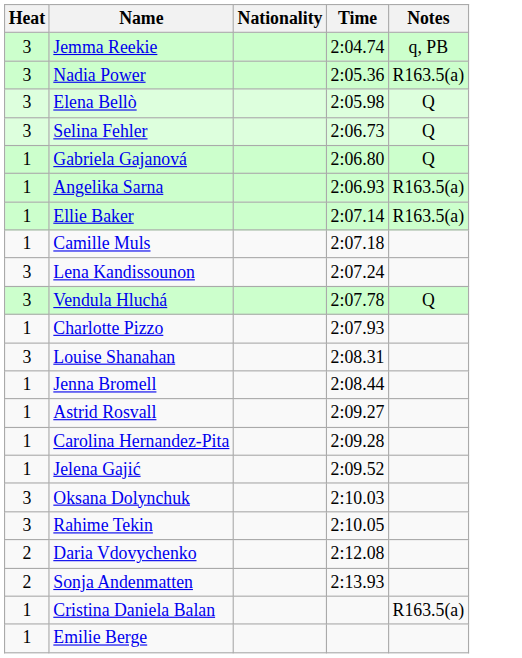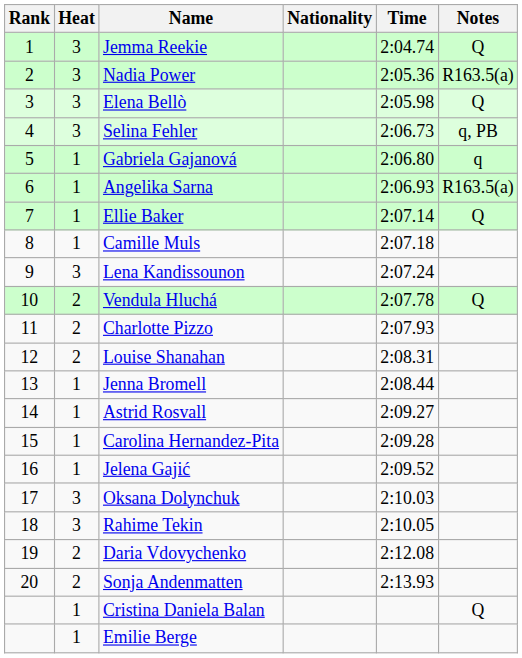+ column: (29, 18)
(428, 46) q, PB -> (478, 46) Q
(428, 131) Q -> (478, 131) q, PB
(428, 159) Q -> (478, 159) q
(428, 215) R163.5(a) -> (478, 215) Q
(27, 300) 3 -> (77, 300) 2
(27, 328) 1 -> (77, 328) 2
(27, 356) 3 -> (77, 356) 2
(428, 610) R163.5(a) -> (478, 610) Q
